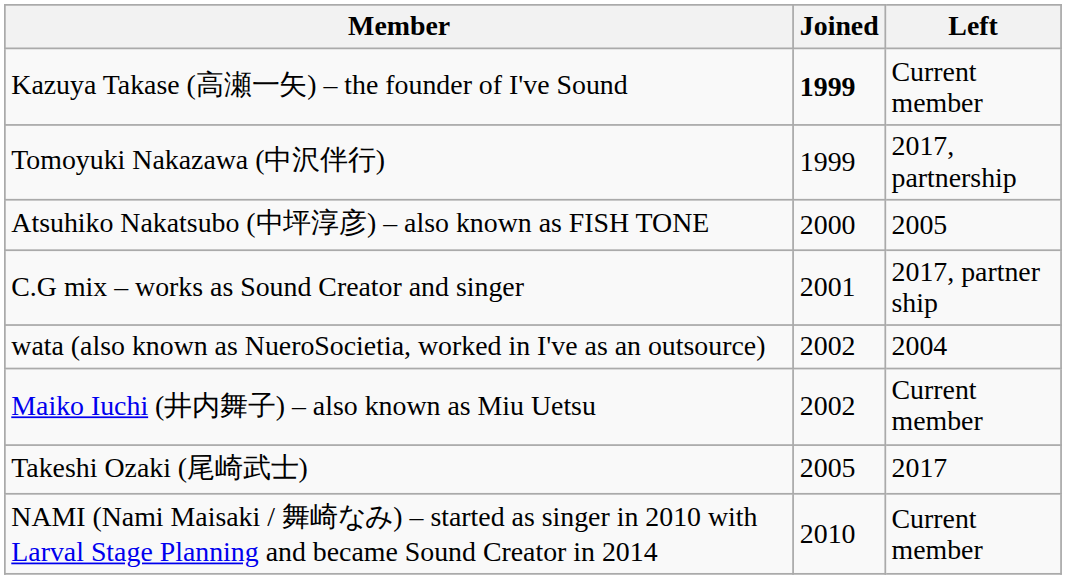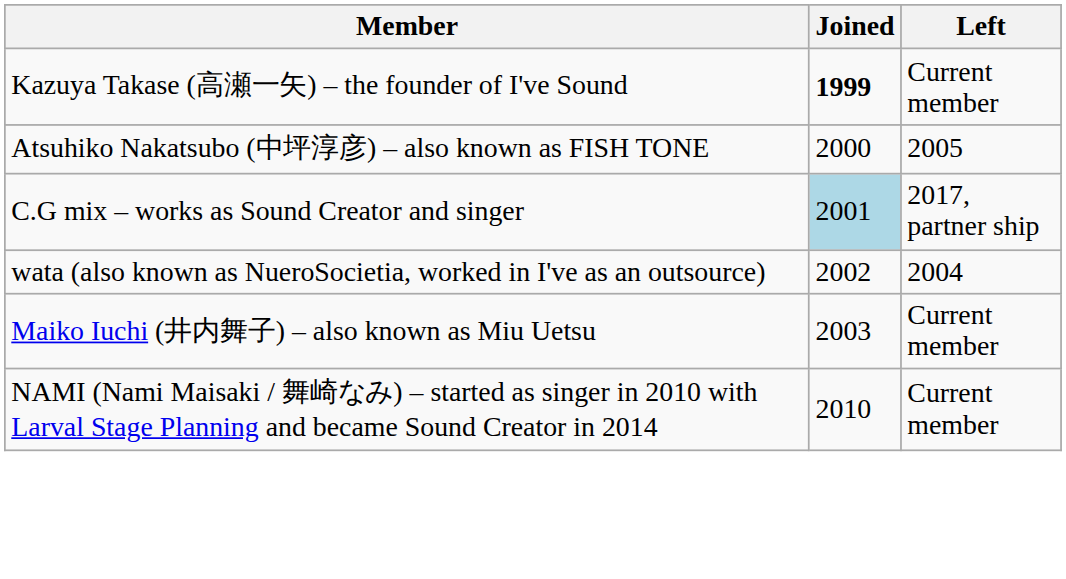- row: (198, 160)
(828, 286) no background -> (843, 211) lightblue background
(828, 406) 2002 -> (843, 330) 2003
- row: (160, 467)
